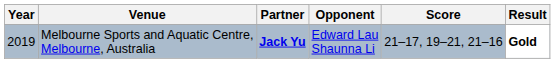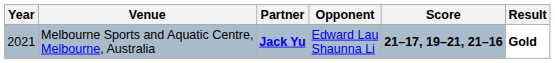(21, 41) 2019 -> (21, 41) 2021
(443, 41) normal -> (443, 41) bold
